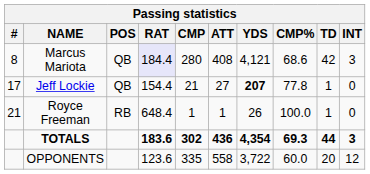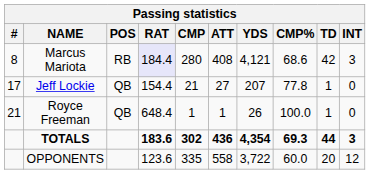(123, 60) QB -> (123, 60) RB
(255, 86) bold -> (255, 86) normal
(123, 113) RB -> (123, 113) QB
